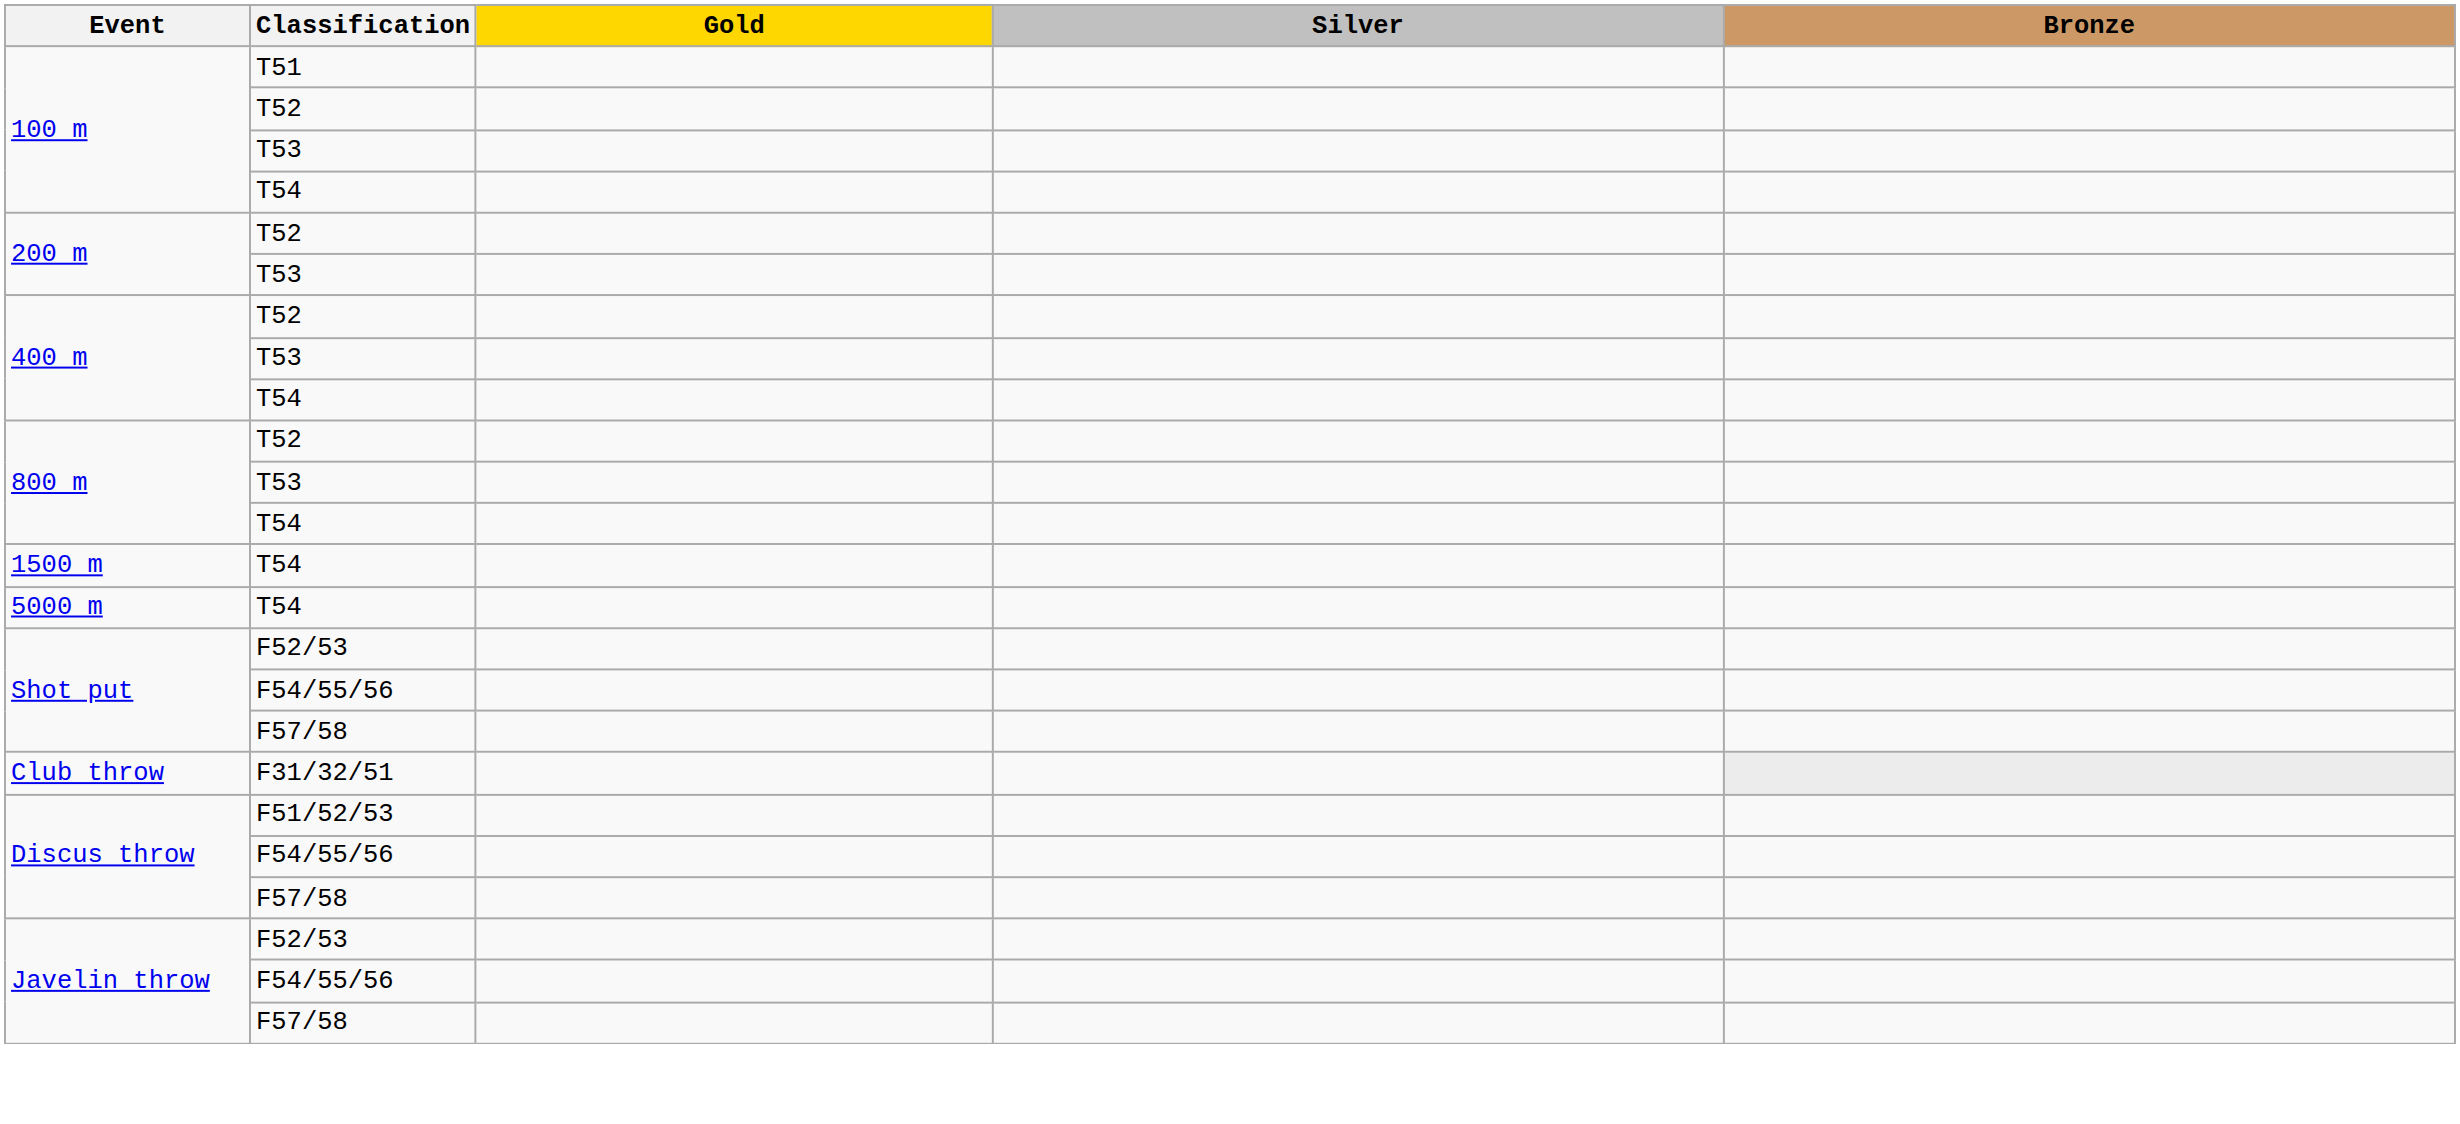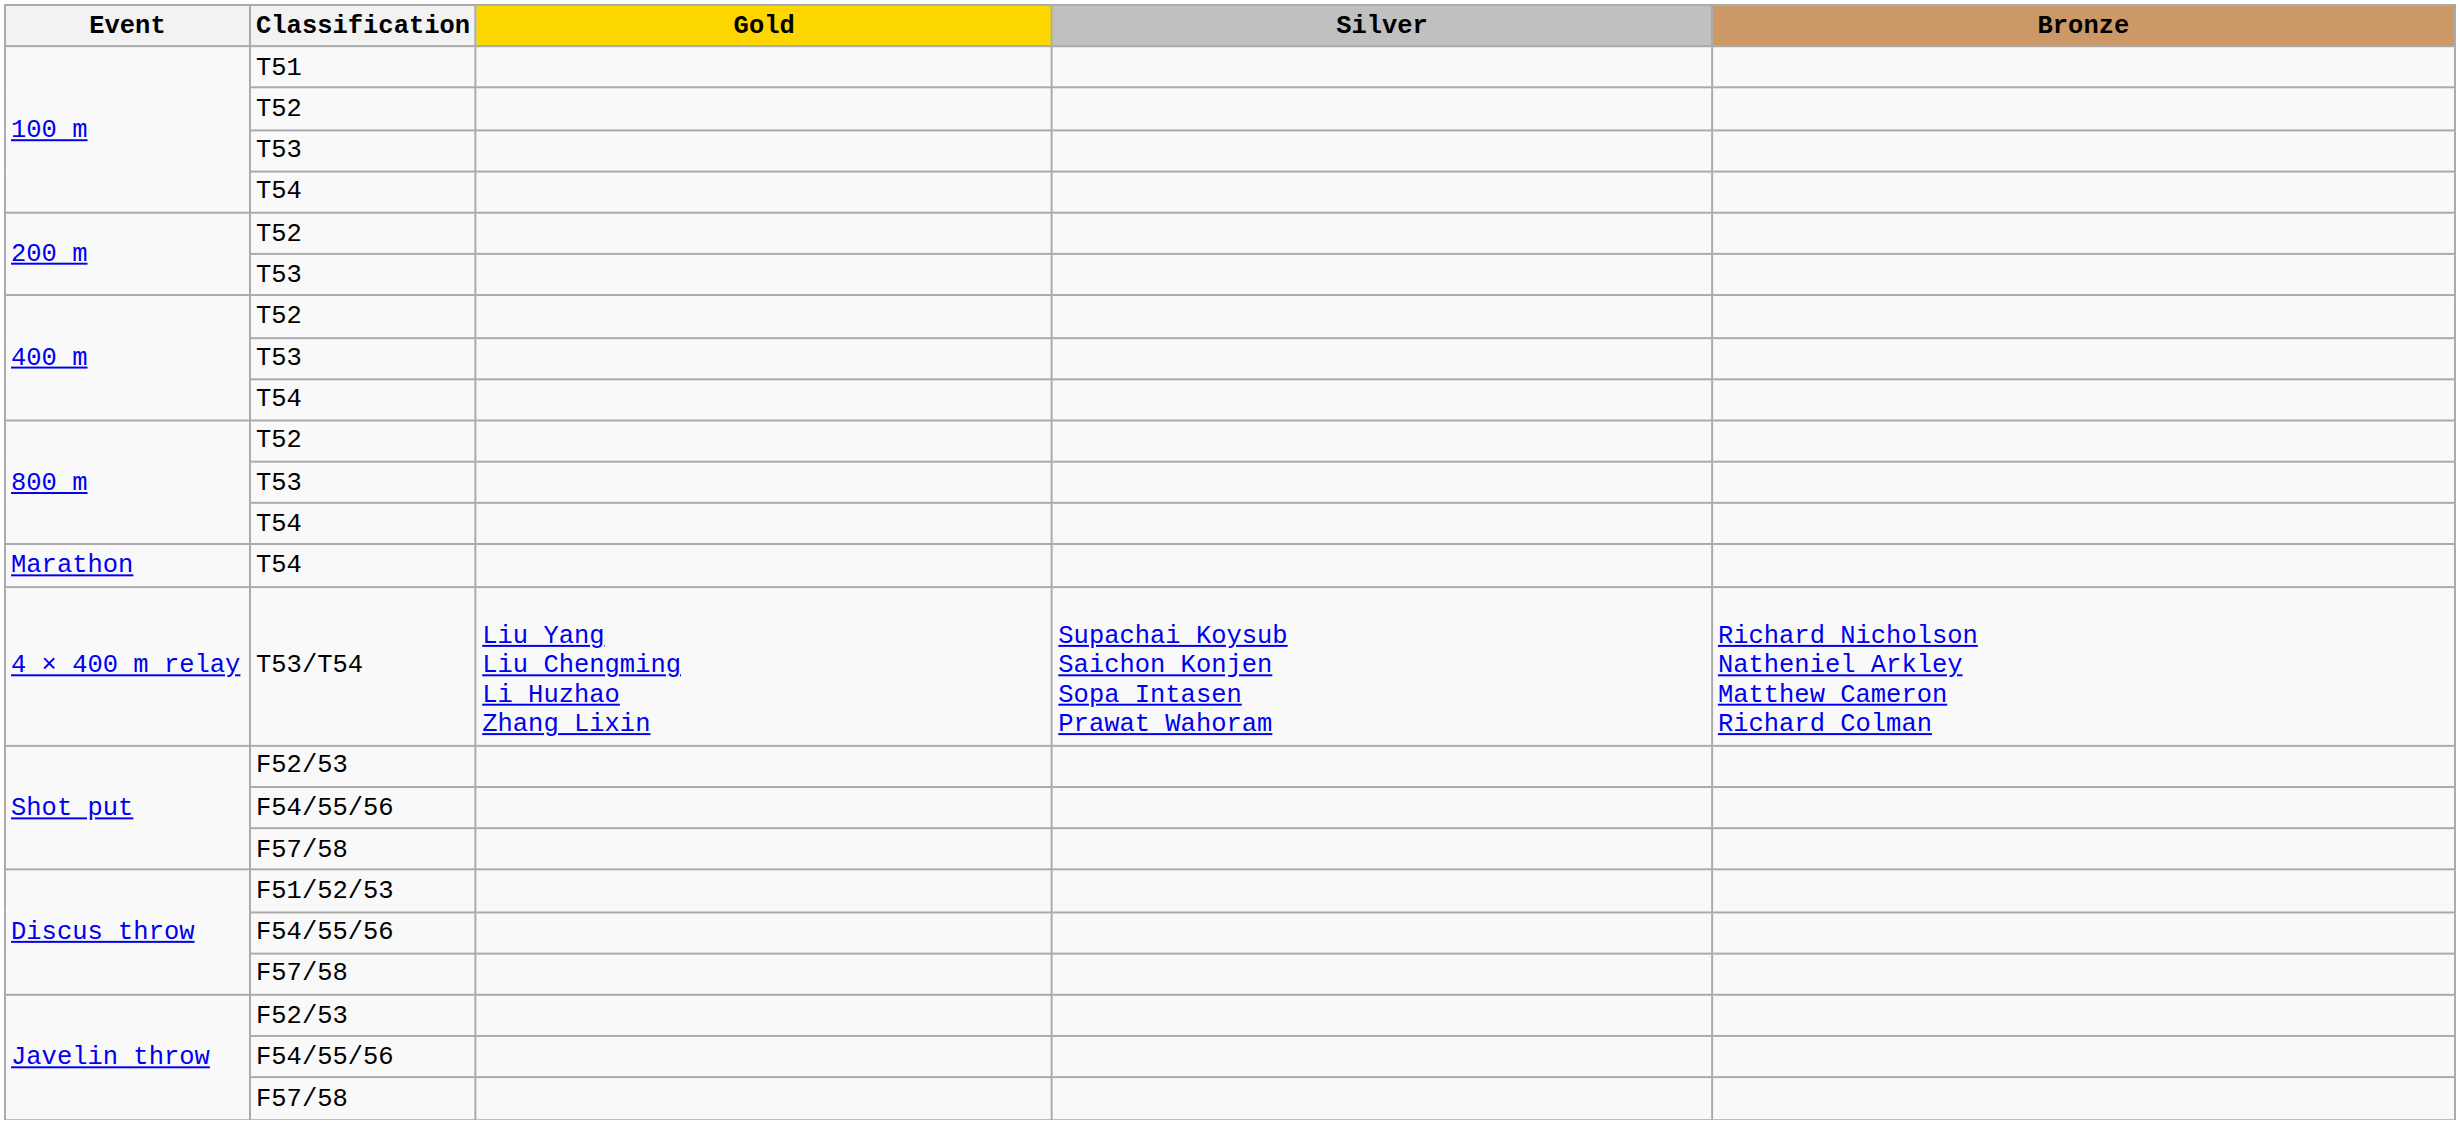- row: (57, 566)
- row: (57, 607)
+ row: (72, 566)
+ row: (126, 666)
- row: (87, 773)
